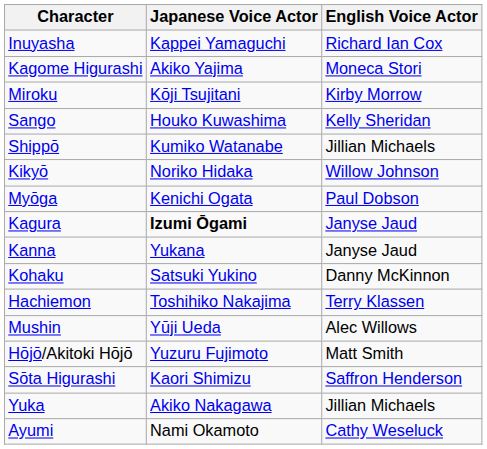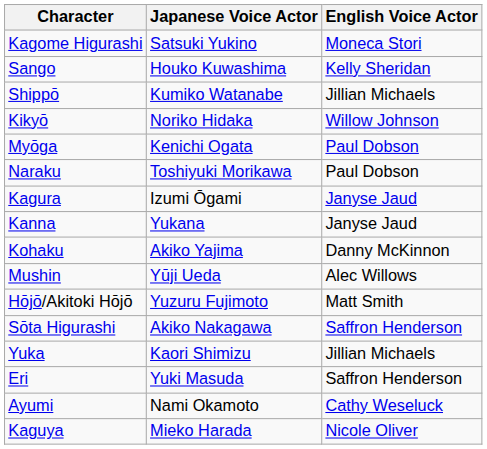- row: (41, 43)
(196, 69) Akiko Yajima -> (203, 43) Satsuki Yukino
- row: (33, 95)
+ row: (35, 172)
(199, 224) bold -> (196, 198) normal
(203, 276) Satsuki Yukino -> (196, 250) Akiko Yajima
- row: (50, 302)
(200, 379) Kaori Shimizu -> (211, 328) Akiko Nakagawa
(211, 405) Akiko Nakagawa -> (200, 353) Kaori Shimizu
+ row: (18, 379)
+ row: (36, 431)
